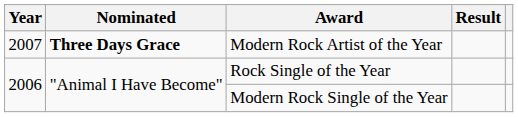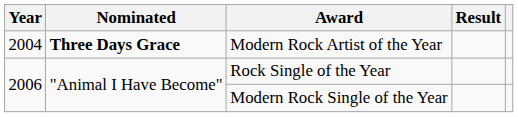(25, 44) 2007 -> (25, 44) 2004
